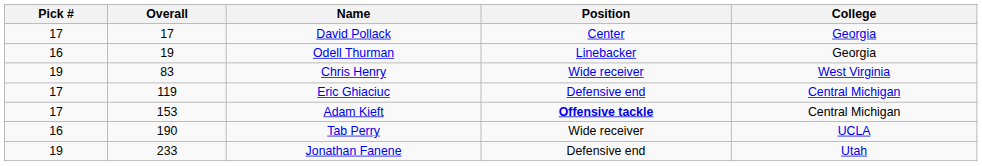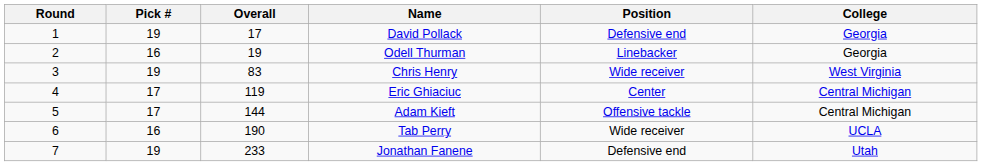+ column: (55, 14)
(56, 33) 17 -> (153, 33) 19
(606, 33) Center -> (647, 33) Defensive end
(606, 92) Defensive end -> (647, 92) Center
(167, 111) 153 -> (255, 111) 144
(606, 111) bold -> (647, 111) normal
